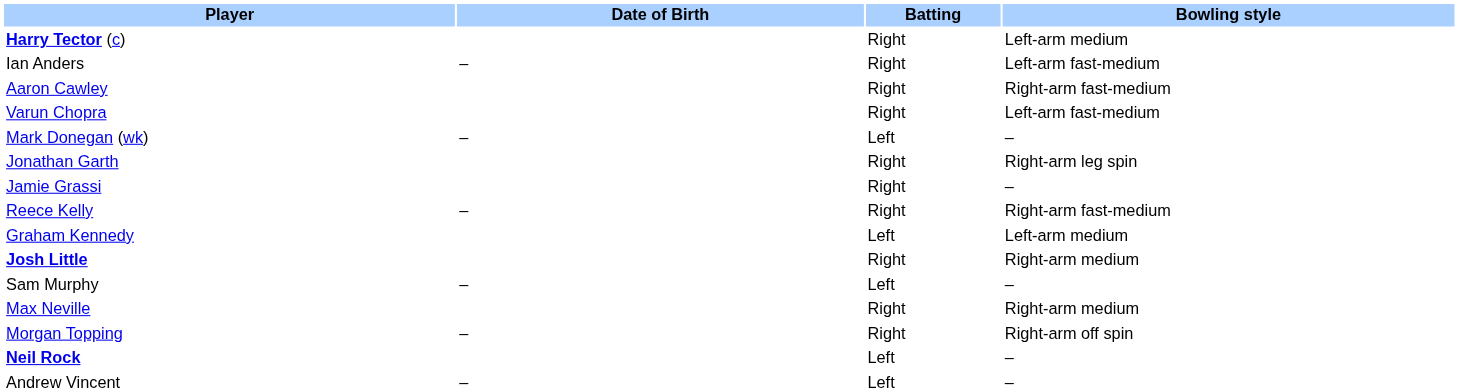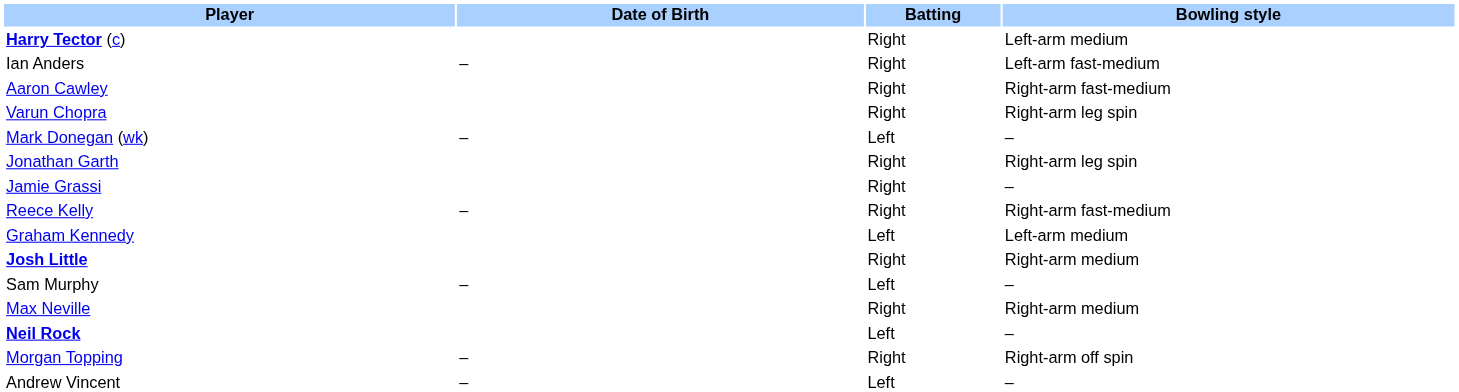(1082, 113) Left-arm fast-medium -> (1071, 113) Right-arm leg spin
rows swapped: (43, 357) <-> (64, 333)
